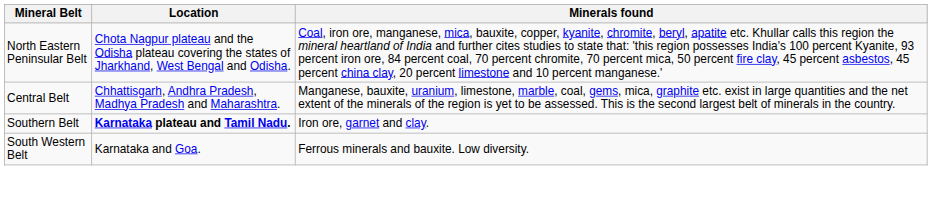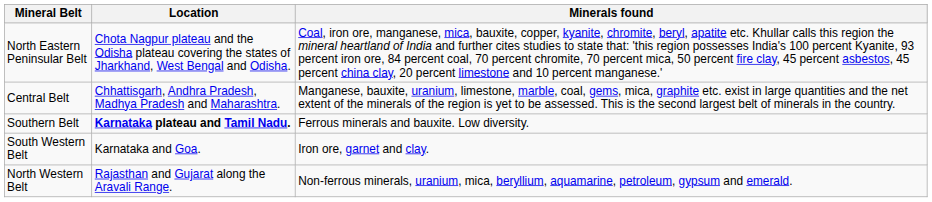(364, 123) Iron ore, garnet and clay. -> (414, 123) Ferrous minerals and bauxite. Low diversity.
(414, 148) Ferrous minerals and bauxite. Low diversity. -> (364, 148) Iron ore, garnet and clay.
+ row: (45, 181)
